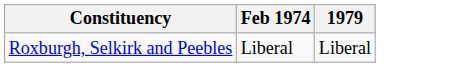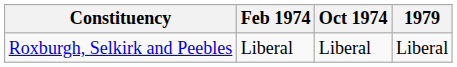+ column: (353, 18)
